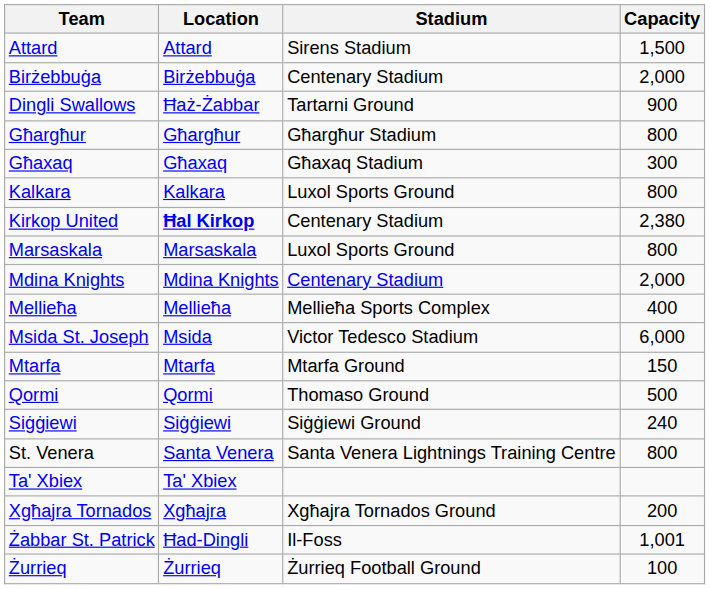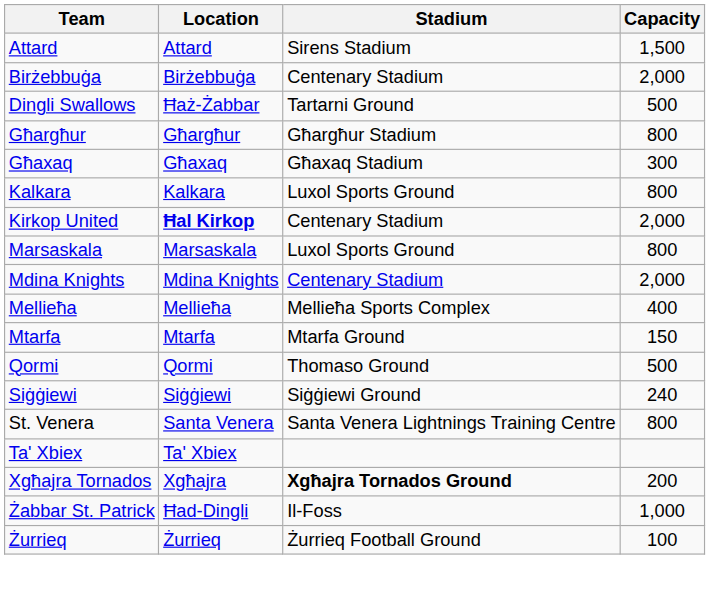(662, 105) 900 -> (662, 105) 500
(662, 221) 2,380 -> (662, 221) 2,000
- row: (79, 337)
(391, 510) normal -> (399, 481) bold
(662, 539) 1,001 -> (662, 510) 1,000
